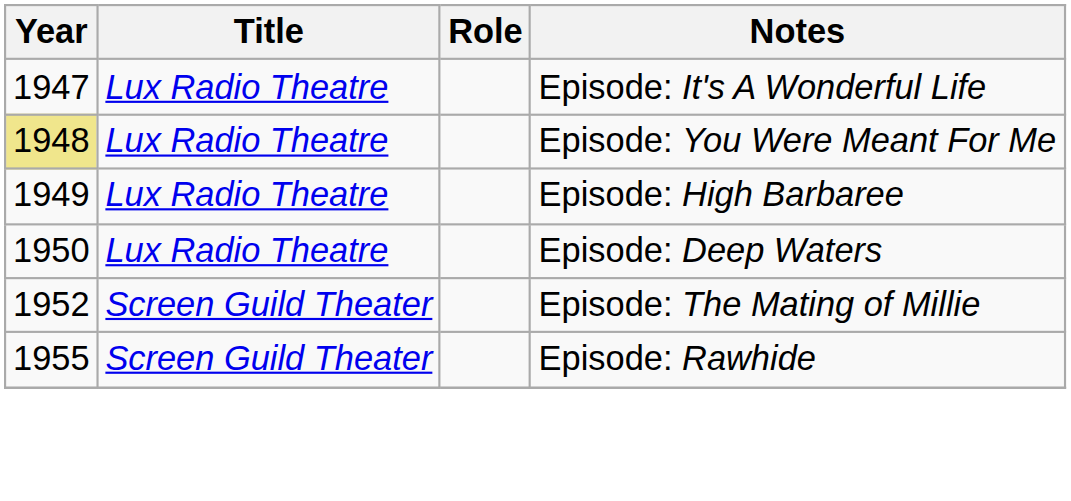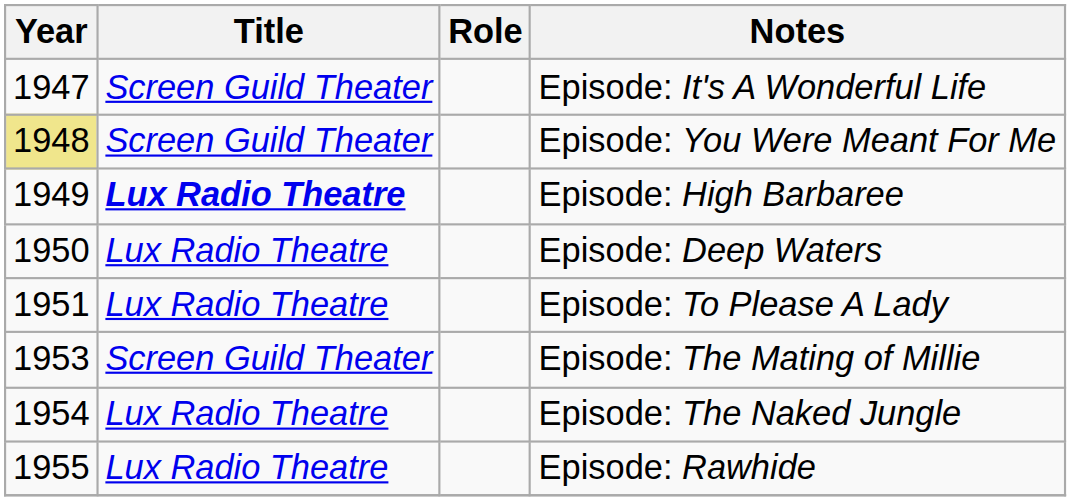(247, 86) Lux Radio Theatre -> (269, 86) Screen Guild Theater
(247, 140) Lux Radio Theatre -> (269, 140) Screen Guild Theater
(247, 195) normal -> (255, 195) bold
+ row: (743, 304)
(51, 304) 1952 -> (51, 359) 1953
+ row: (750, 413)
(269, 359) Screen Guild Theater -> (247, 468) Lux Radio Theatre
